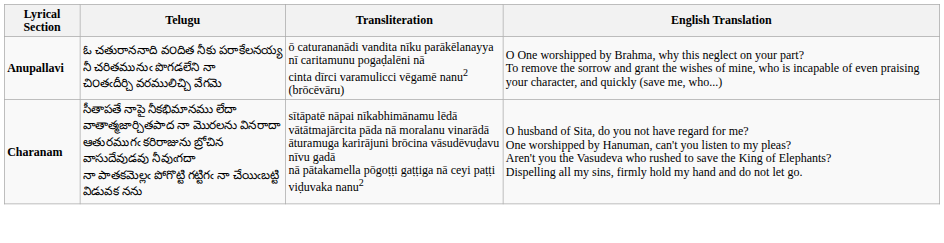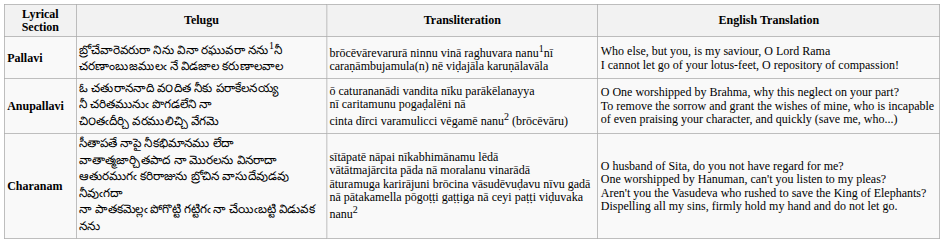+ row: (25, 57)
